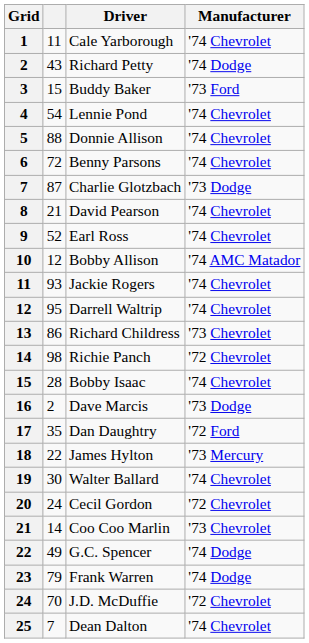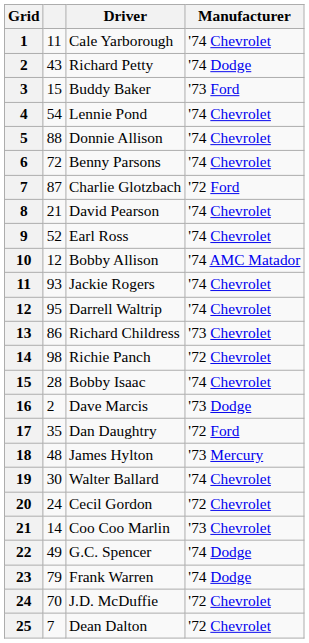(220, 187) '73 Dodge -> (214, 187) '72 Ford
(54, 455) 22 -> (54, 455) 48
(230, 625) '74 Chevrolet -> (230, 625) '72 Chevrolet
